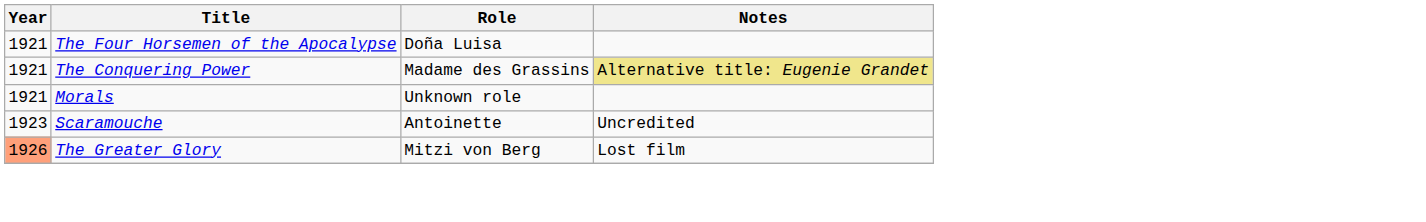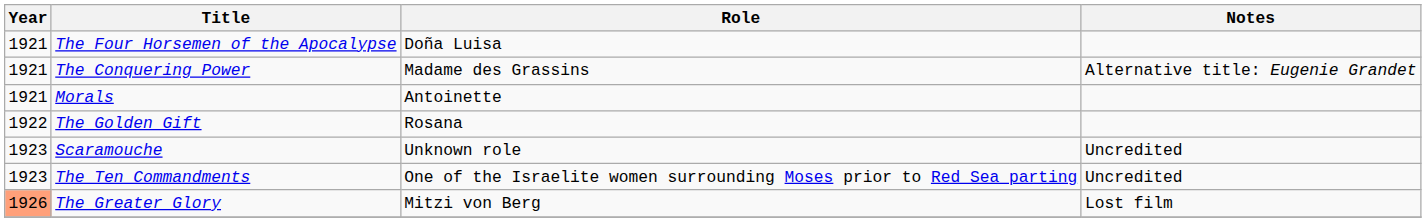(763, 71) khaki background -> (1251, 71) no background
(463, 97) Unknown role -> (453, 97) Antoinette
+ row: (128, 124)
(453, 124) Antoinette -> (463, 150) Unknown role
+ row: (153, 177)
